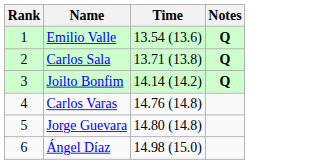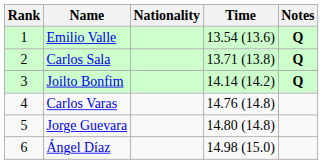+ column: (167, 15)
